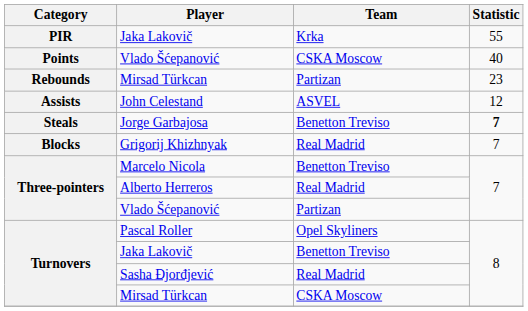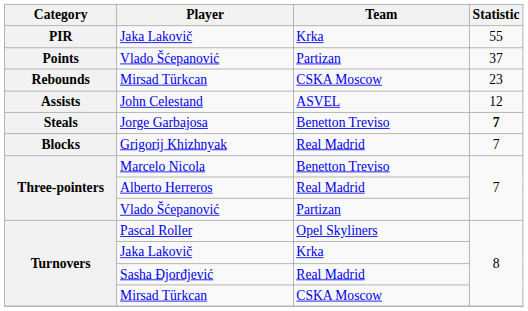(339, 58) CSKA Moscow -> (319, 58) Partizan
(496, 58) 40 -> (496, 58) 37
(319, 79) Partizan -> (339, 79) CSKA Moscow
(343, 252) Benetton Treviso -> (310, 252) Krka
